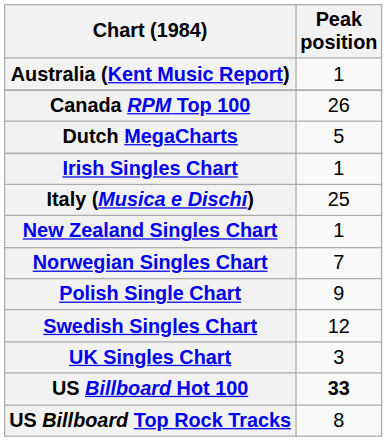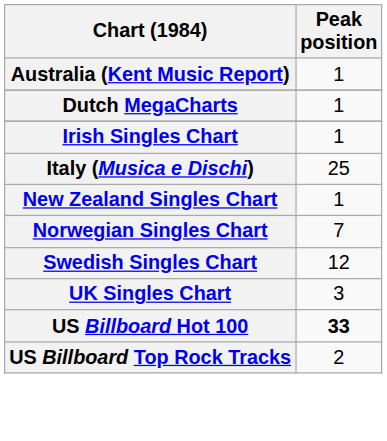- row: (150, 105)
(339, 136) 5 -> (339, 105) 1
- row: (150, 294)
(339, 420) 8 -> (339, 357) 2
